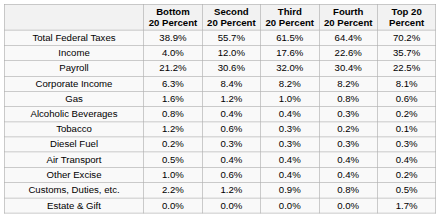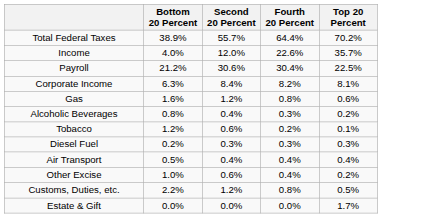- column: (290, 17)
